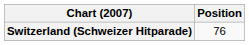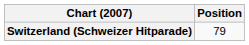(220, 31) 76 -> (220, 31) 79
